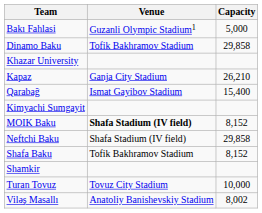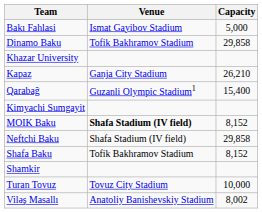(143, 29) Guzanli Olympic Stadium1 -> (136, 27) Ismat Gayibov Stadium
(136, 92) Ismat Gayibov Stadium -> (143, 90) Guzanli Olympic Stadium1
